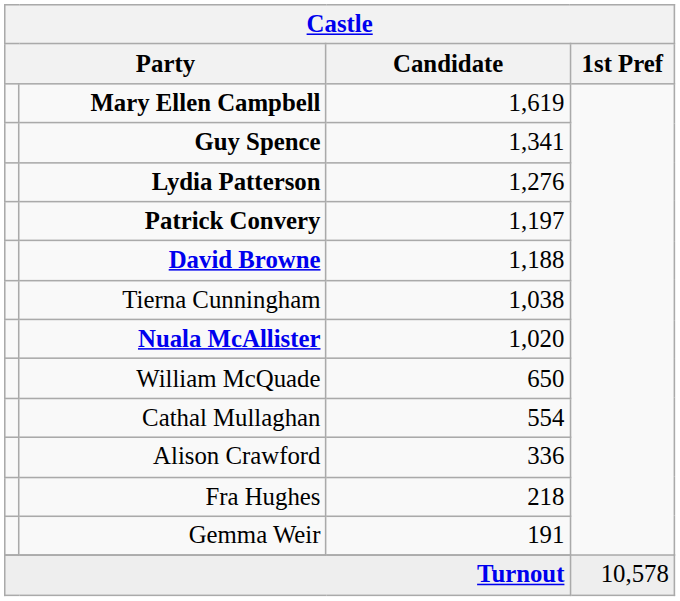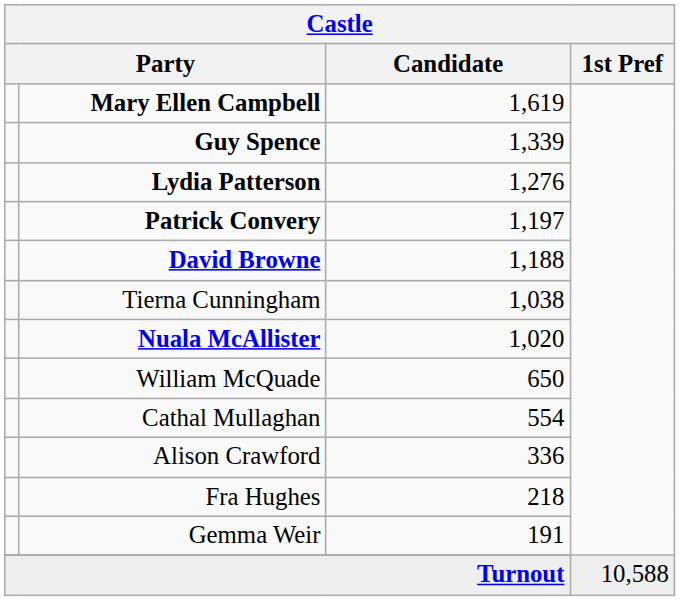(537, 142) 1,341 -> (537, 142) 1,339
(635, 574) 10,578 -> (635, 574) 10,588
